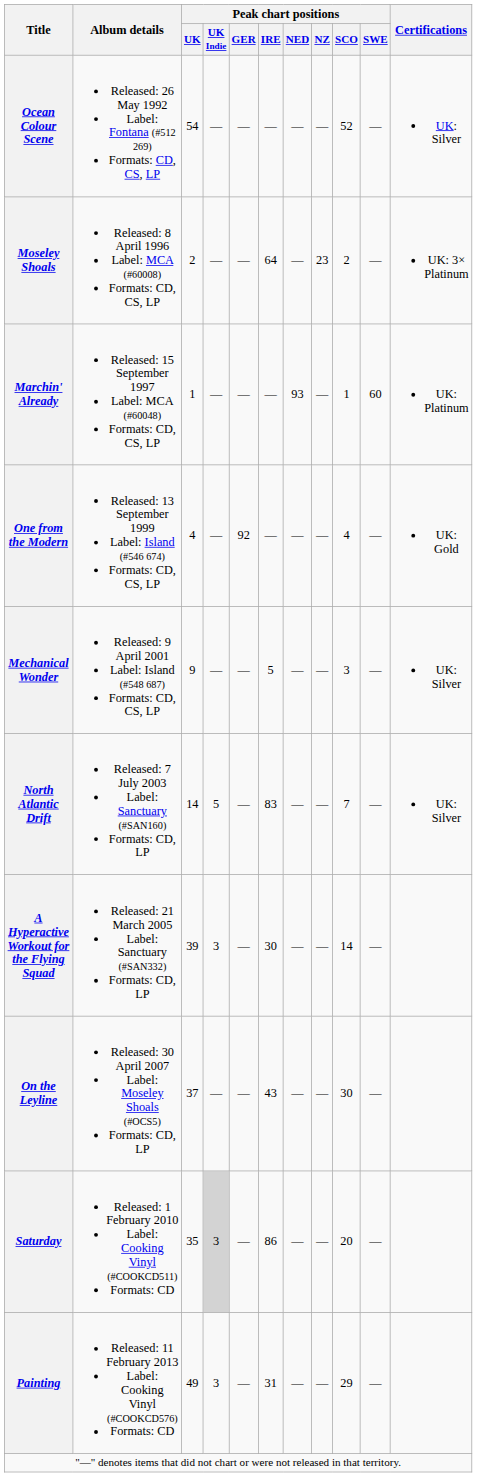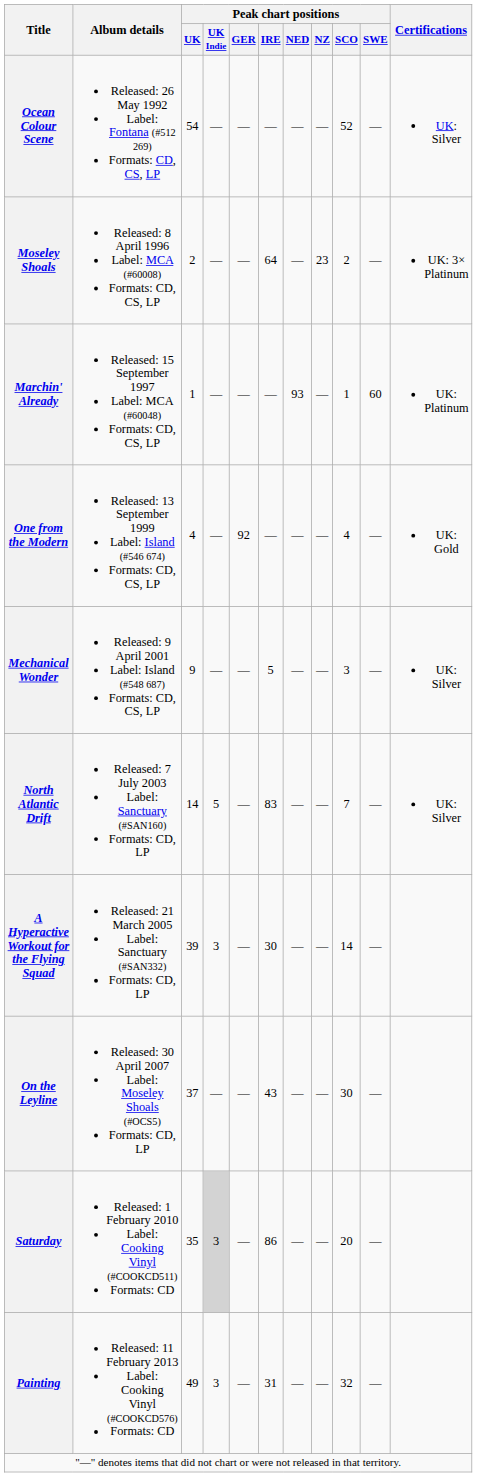(346, 1382) 29 -> (346, 1382) 32
